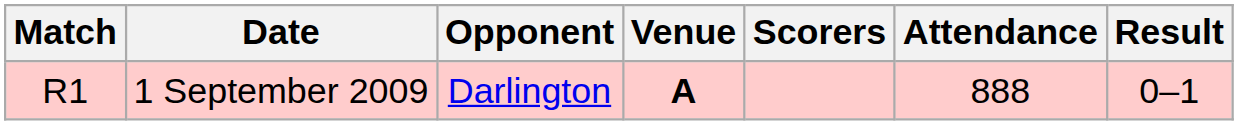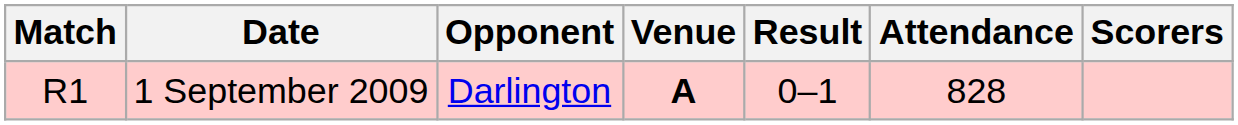columns swapped: (1169, 32) <-> (820, 32)
(1000, 89) 888 -> (976, 89) 828
